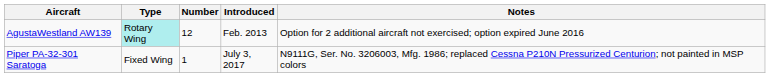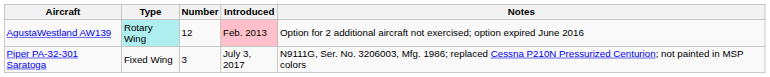(245, 33) no background -> (245, 33) pink background
(184, 59) 1 -> (184, 59) 3
